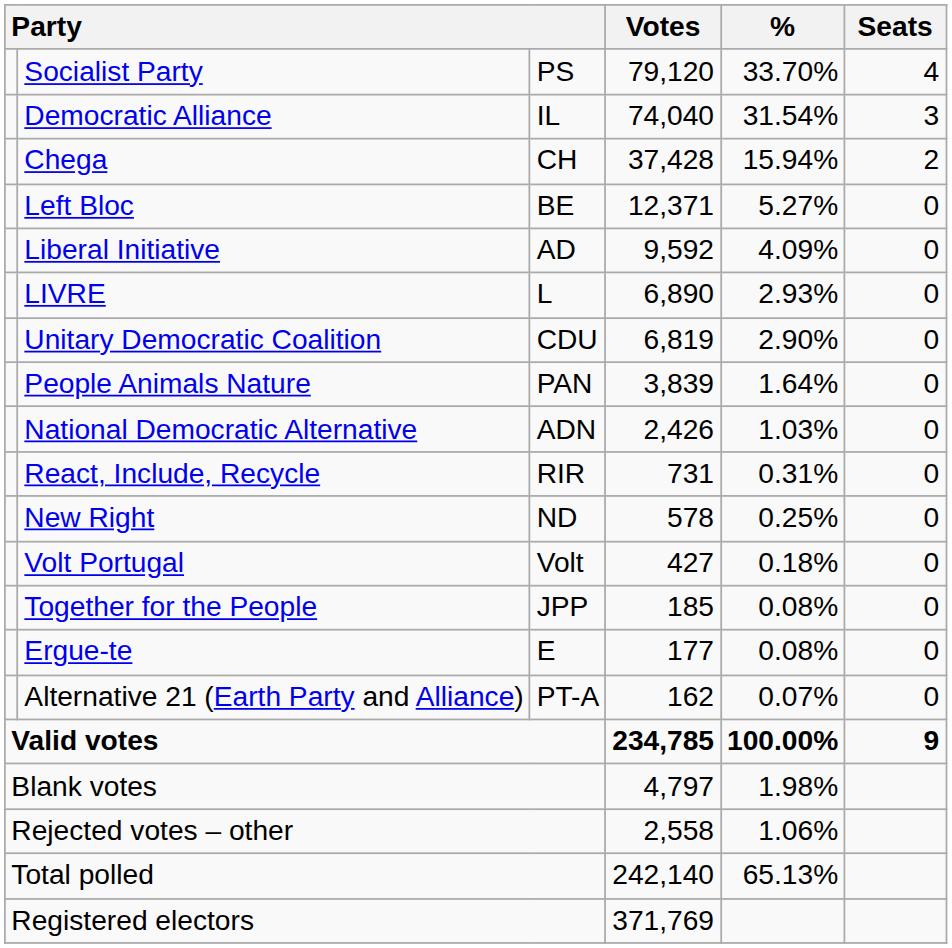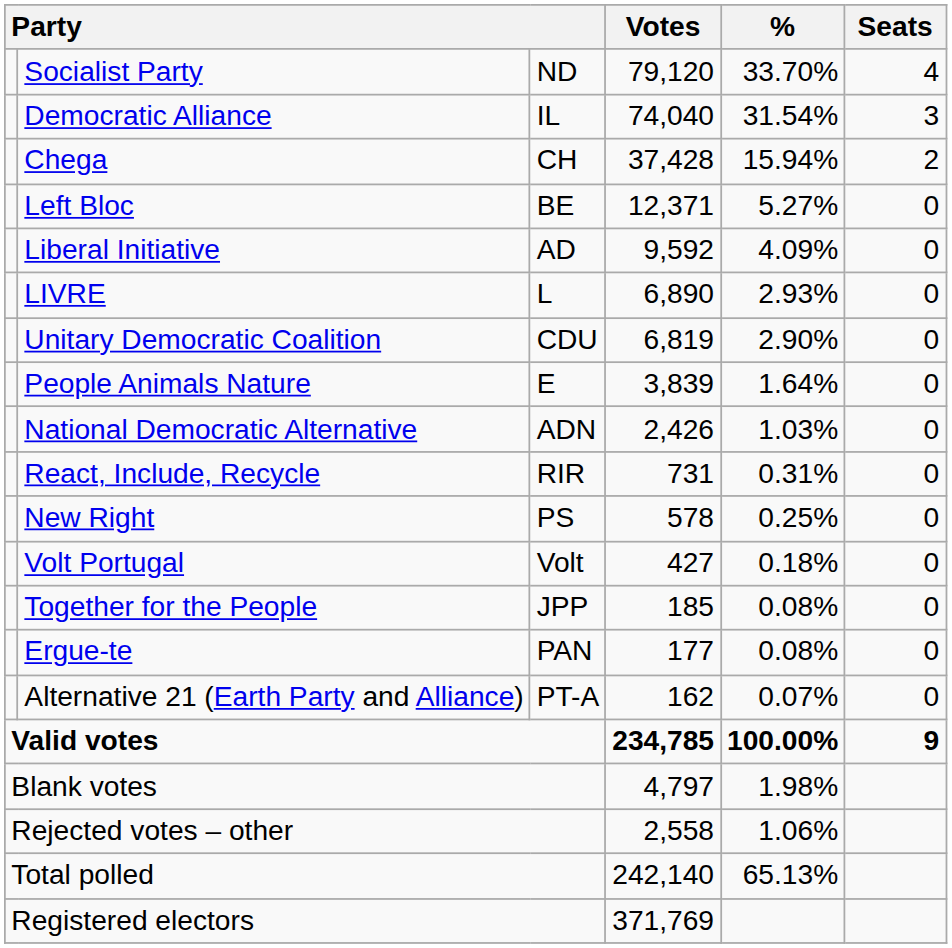(555, 71) PS -> (557, 71) ND
(565, 384) PAN -> (546, 384) E
(557, 518) ND -> (555, 518) PS
(546, 652) E -> (565, 652) PAN
